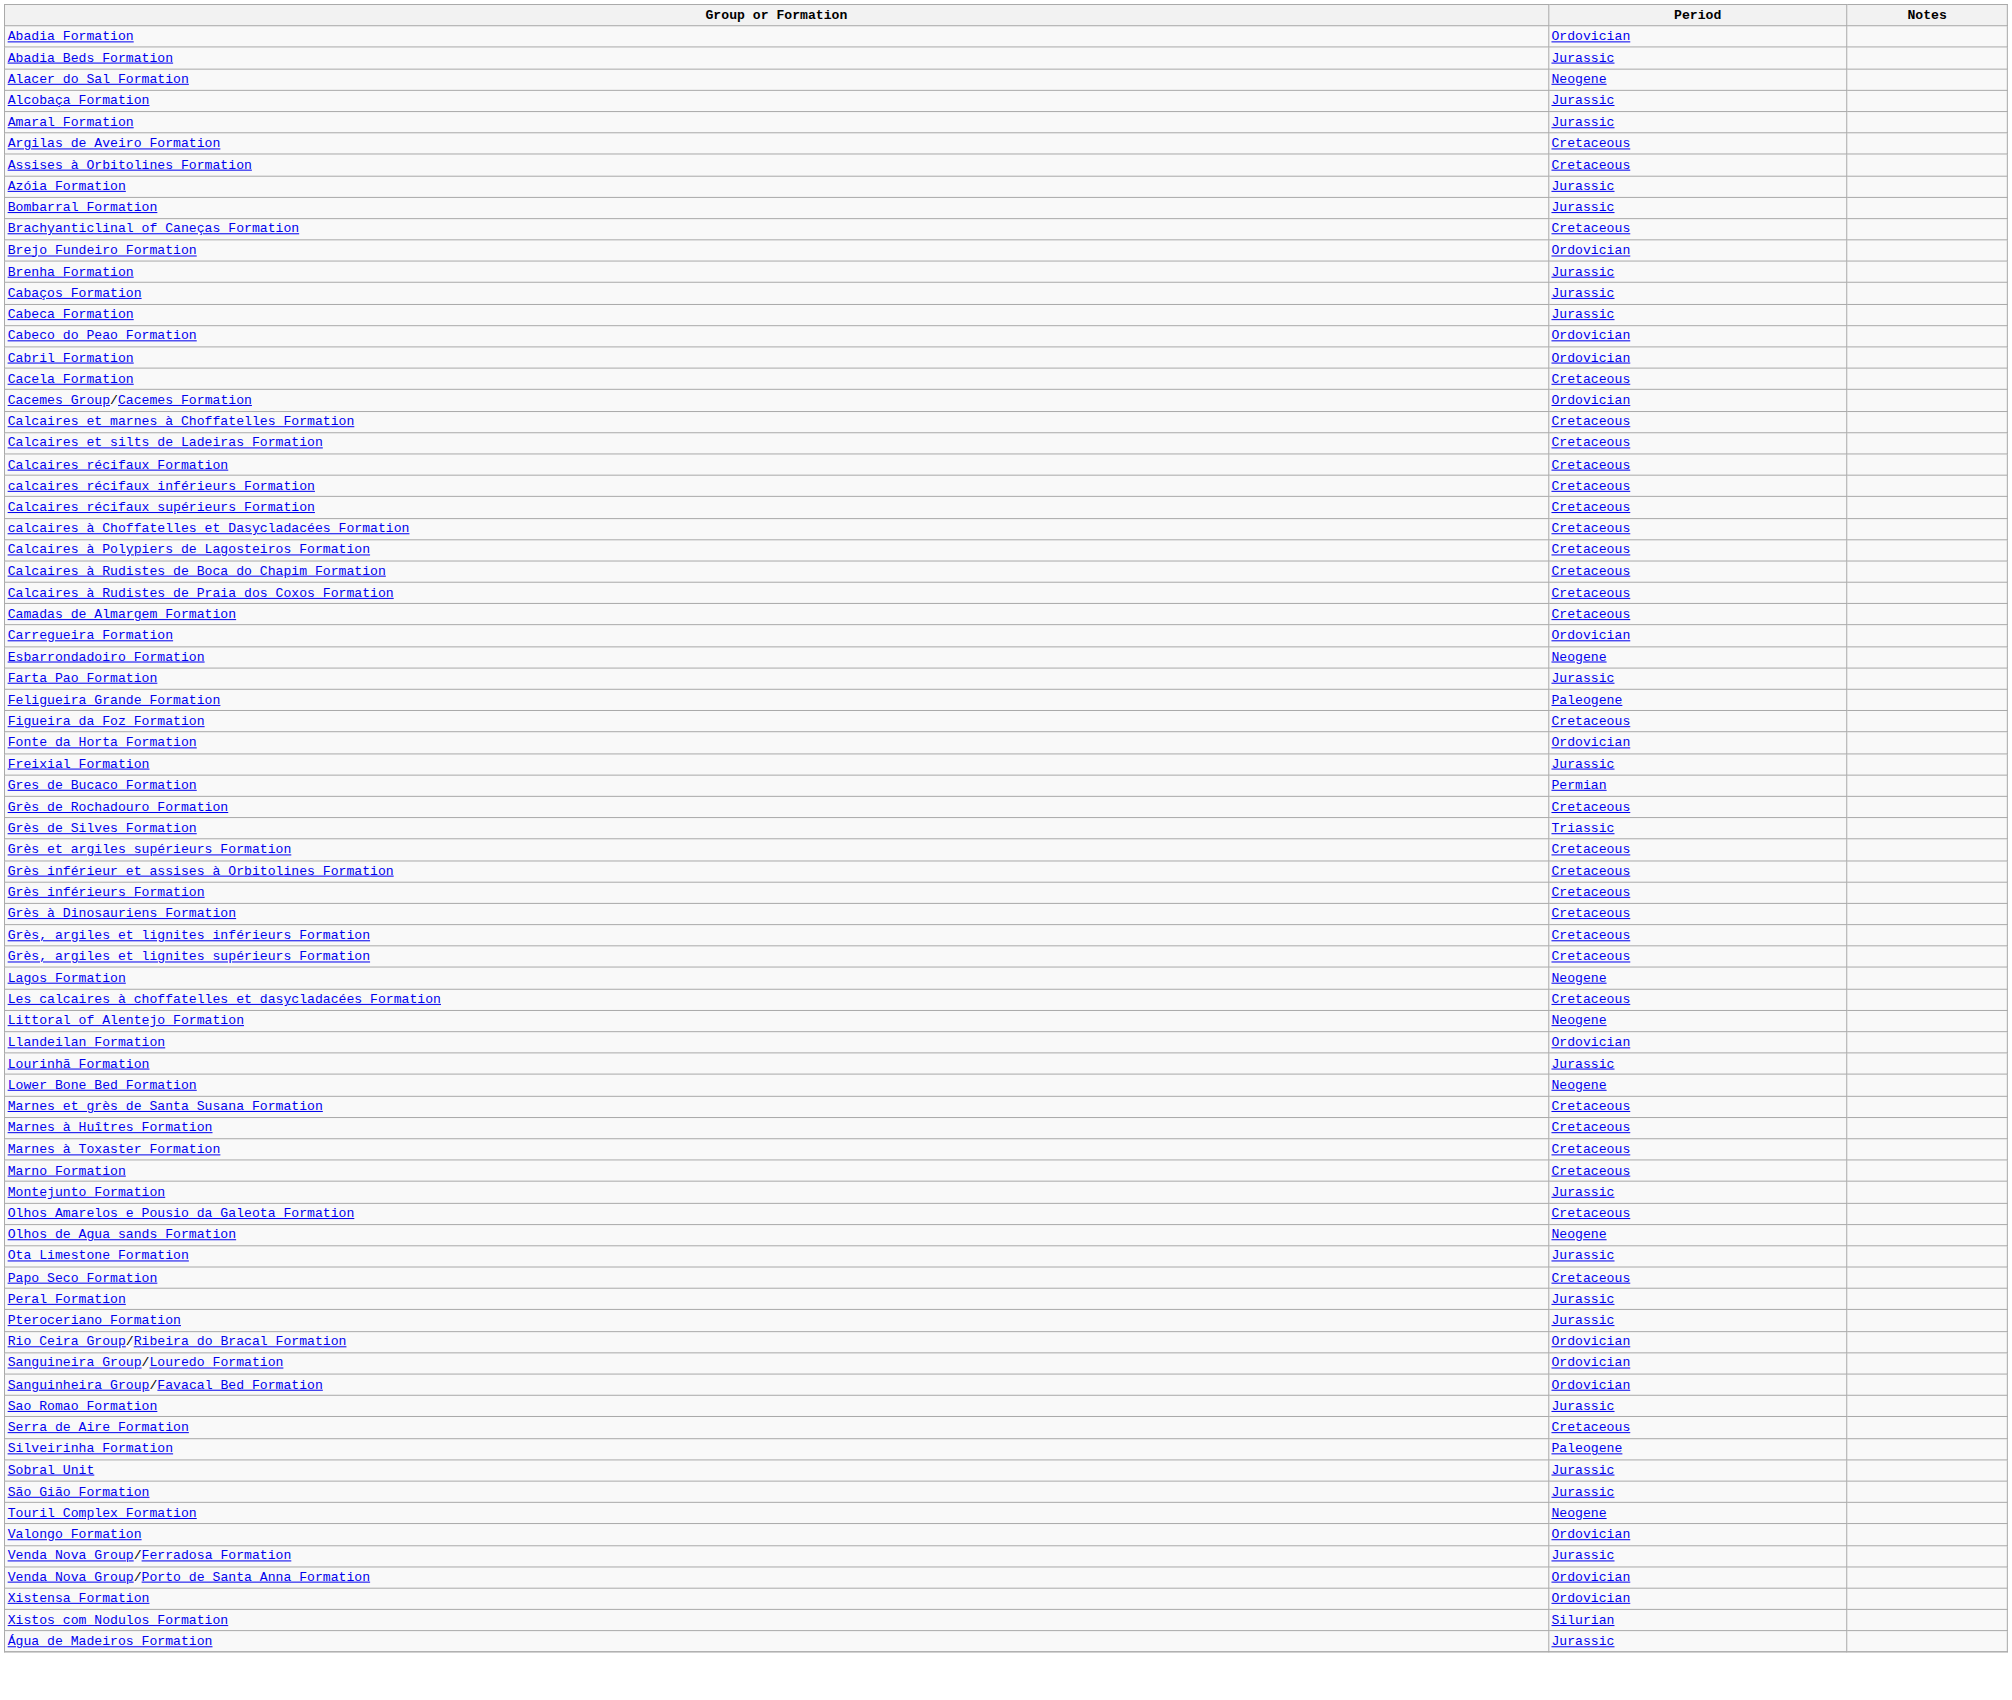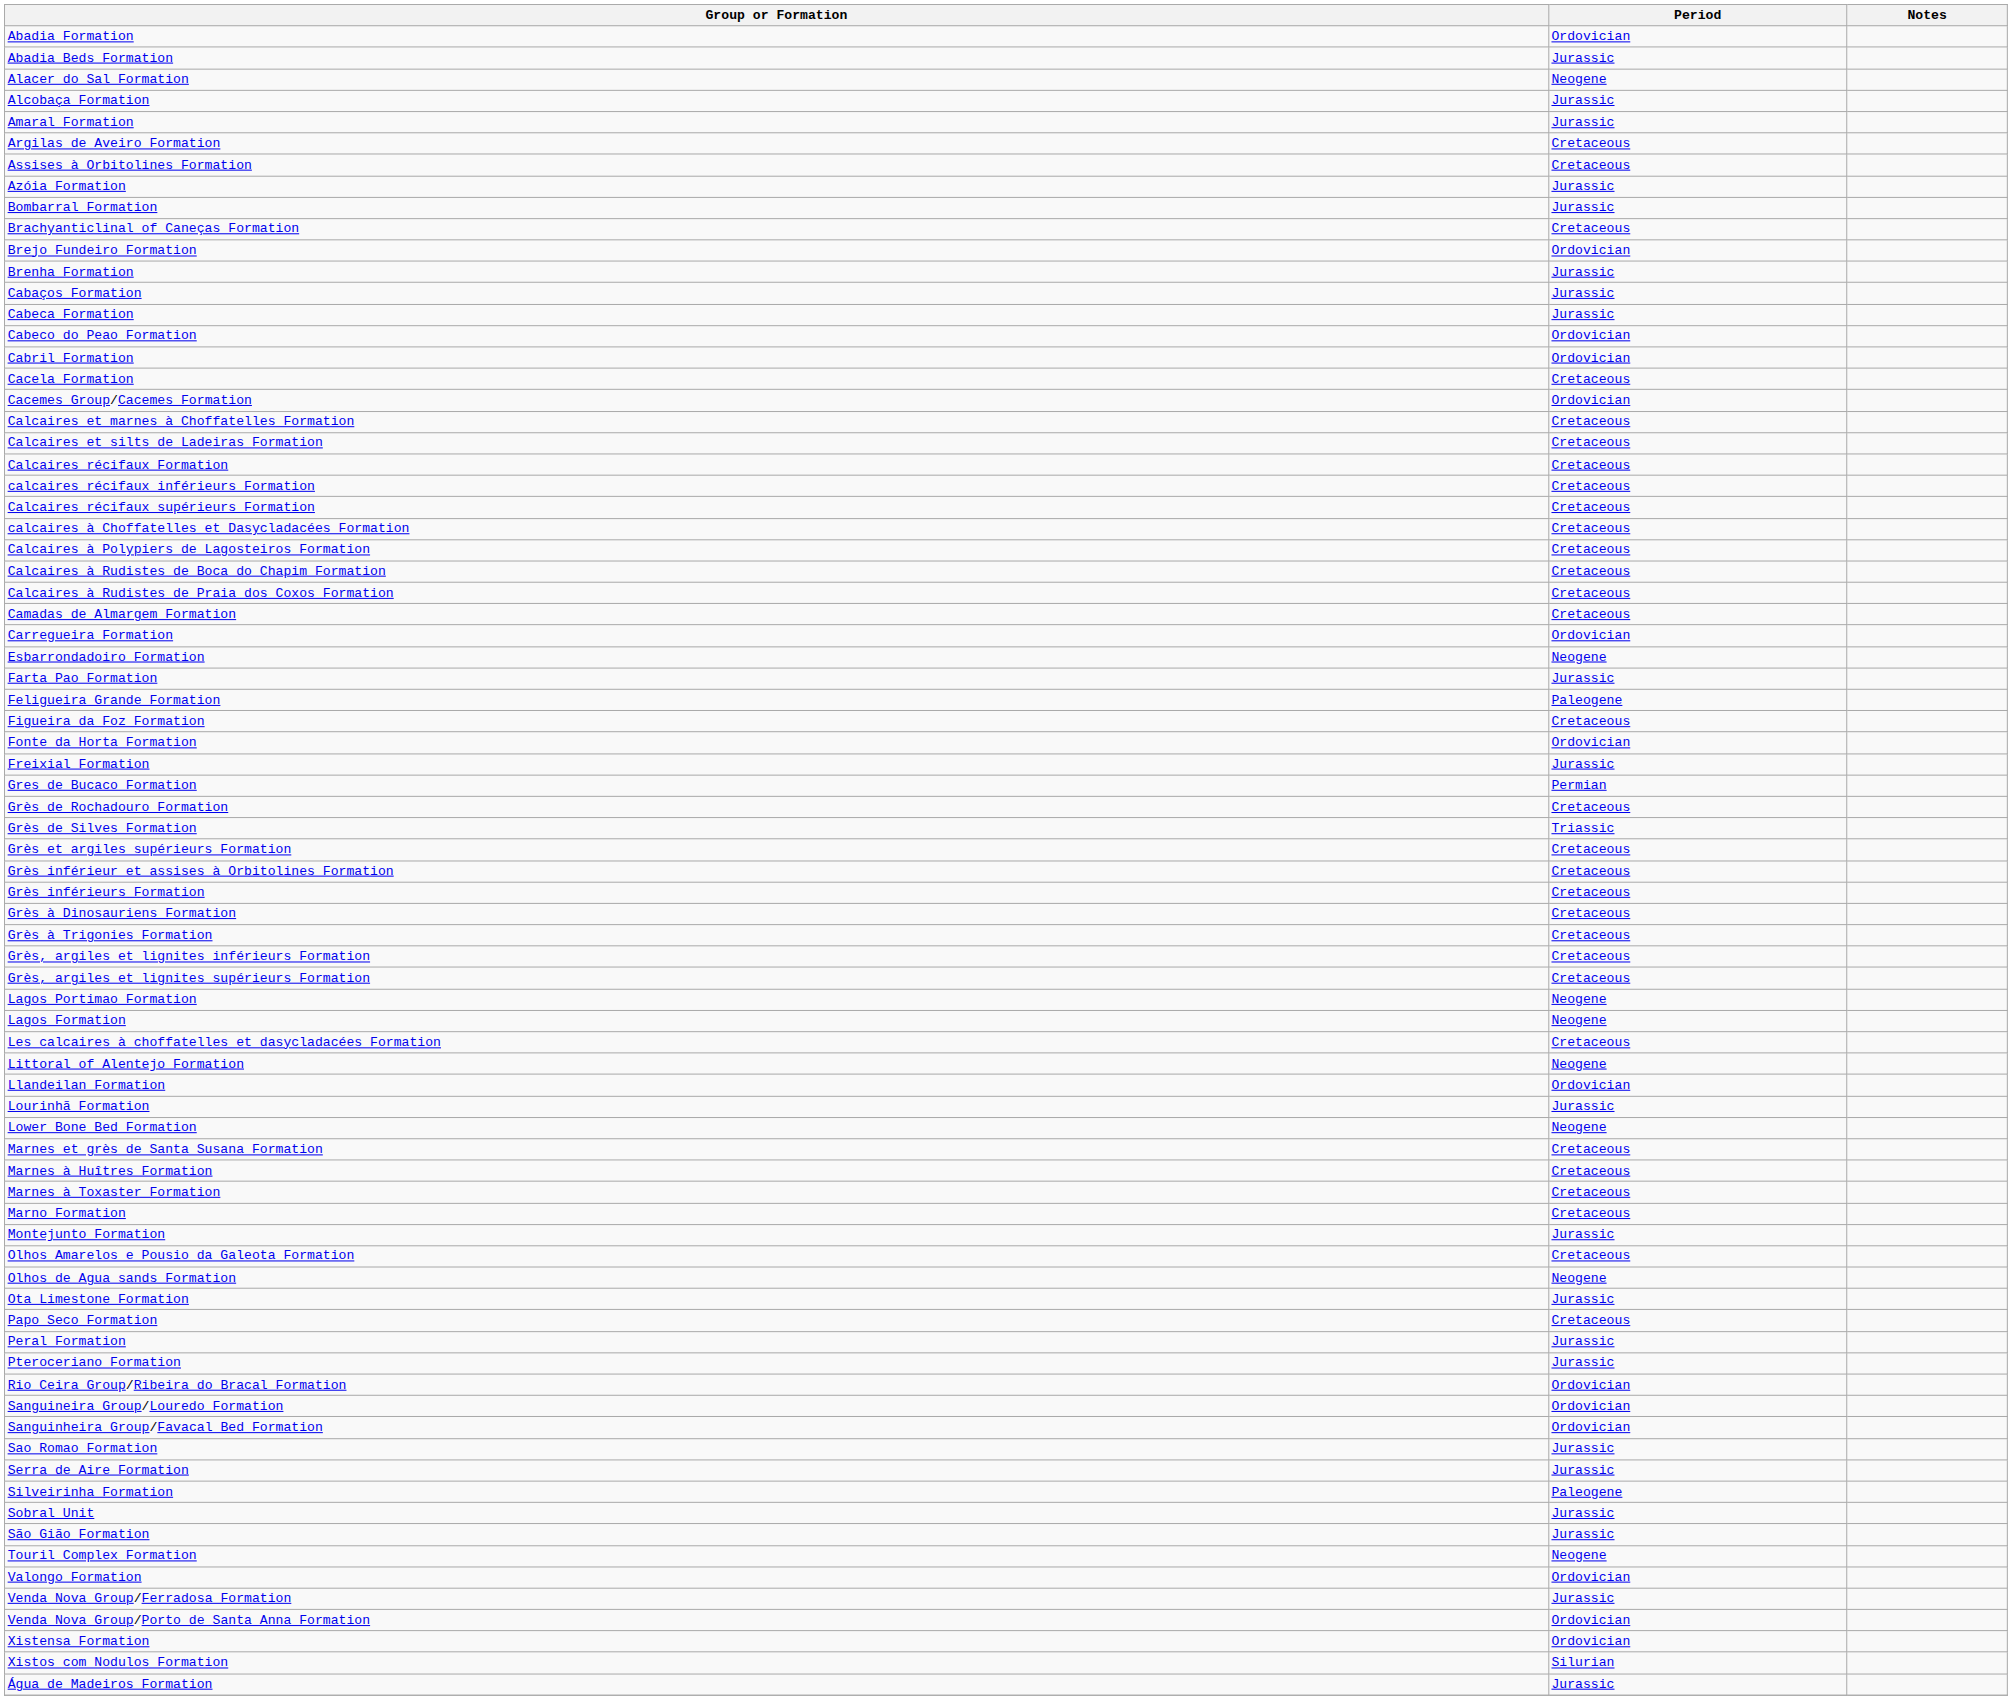+ row: (110, 935)
+ row: (102, 1000)
(1591, 1428) Cretaceous -> (1583, 1470) Jurassic
